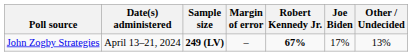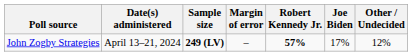(295, 42) 67% -> (295, 42) 57%
(381, 42) 13% -> (381, 42) 12%
